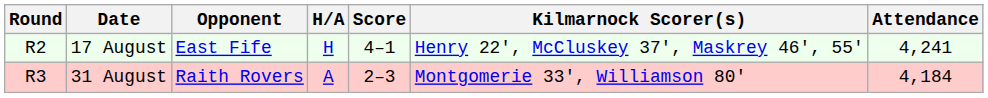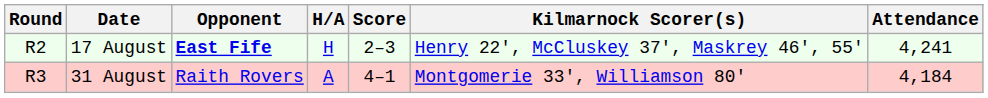(224, 48) normal -> (224, 48) bold
(380, 48) 4–1 -> (380, 48) 2–3
(380, 77) 2–3 -> (380, 77) 4–1
